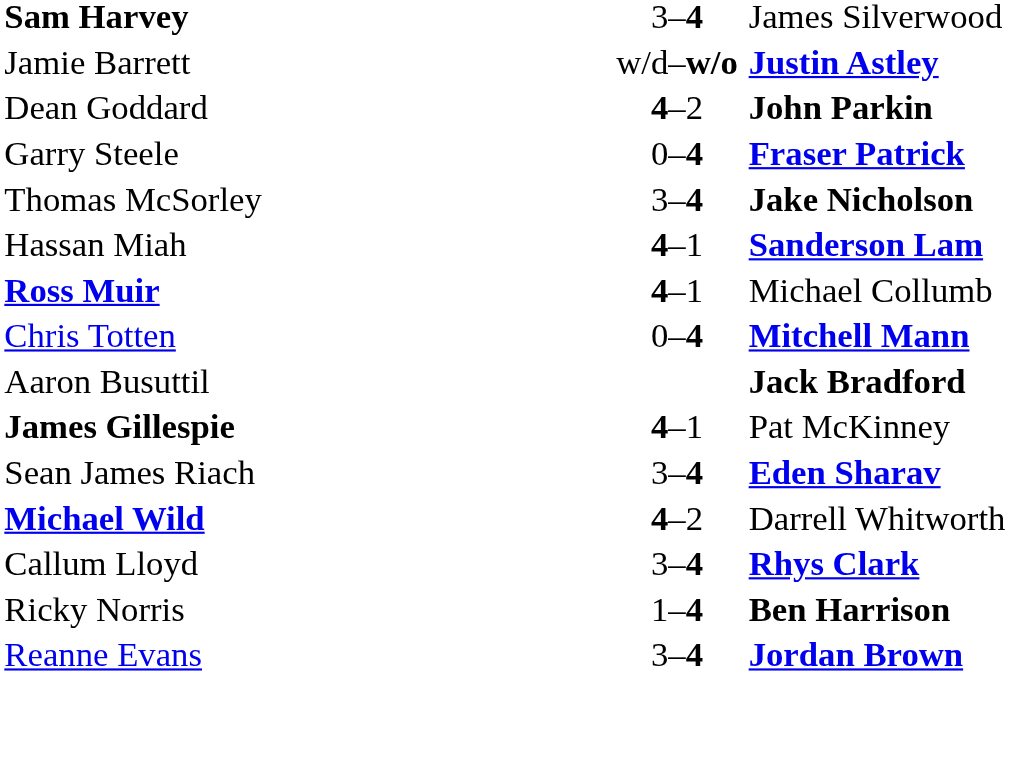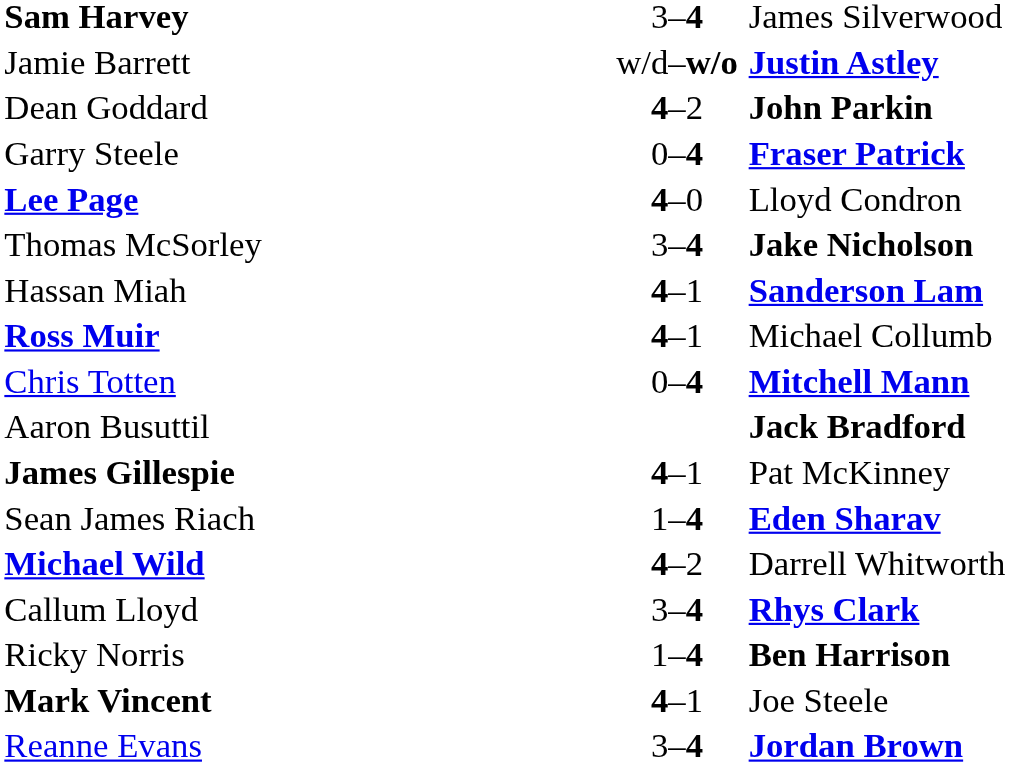+ row: (71, 199)
(677, 472) 3–4 -> (677, 518) 1–4
+ row: (108, 700)
